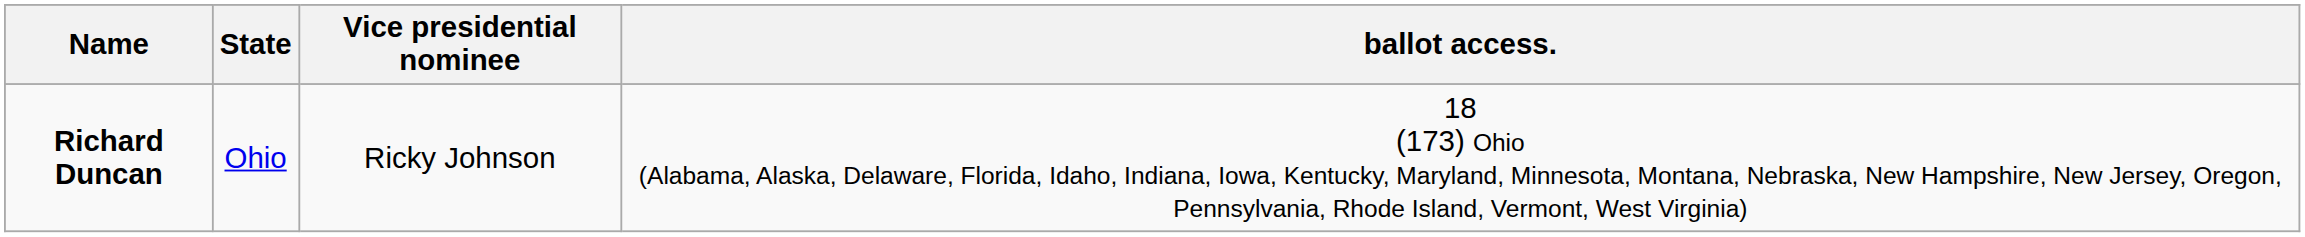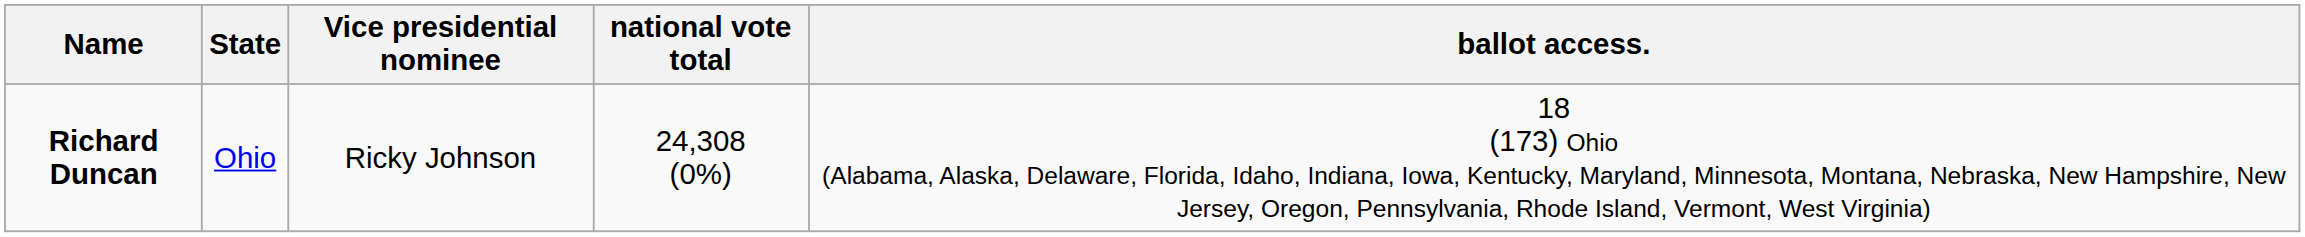+ column: (701, 44)
